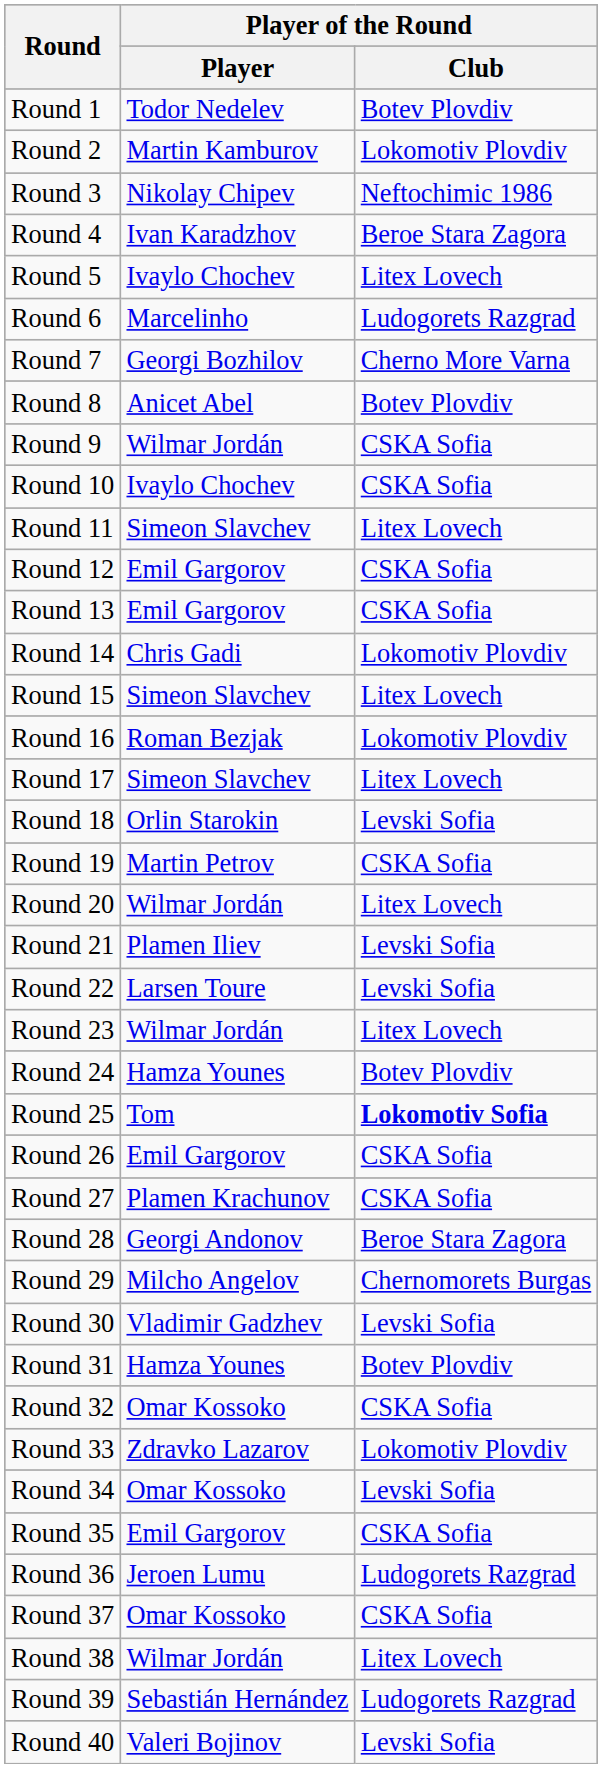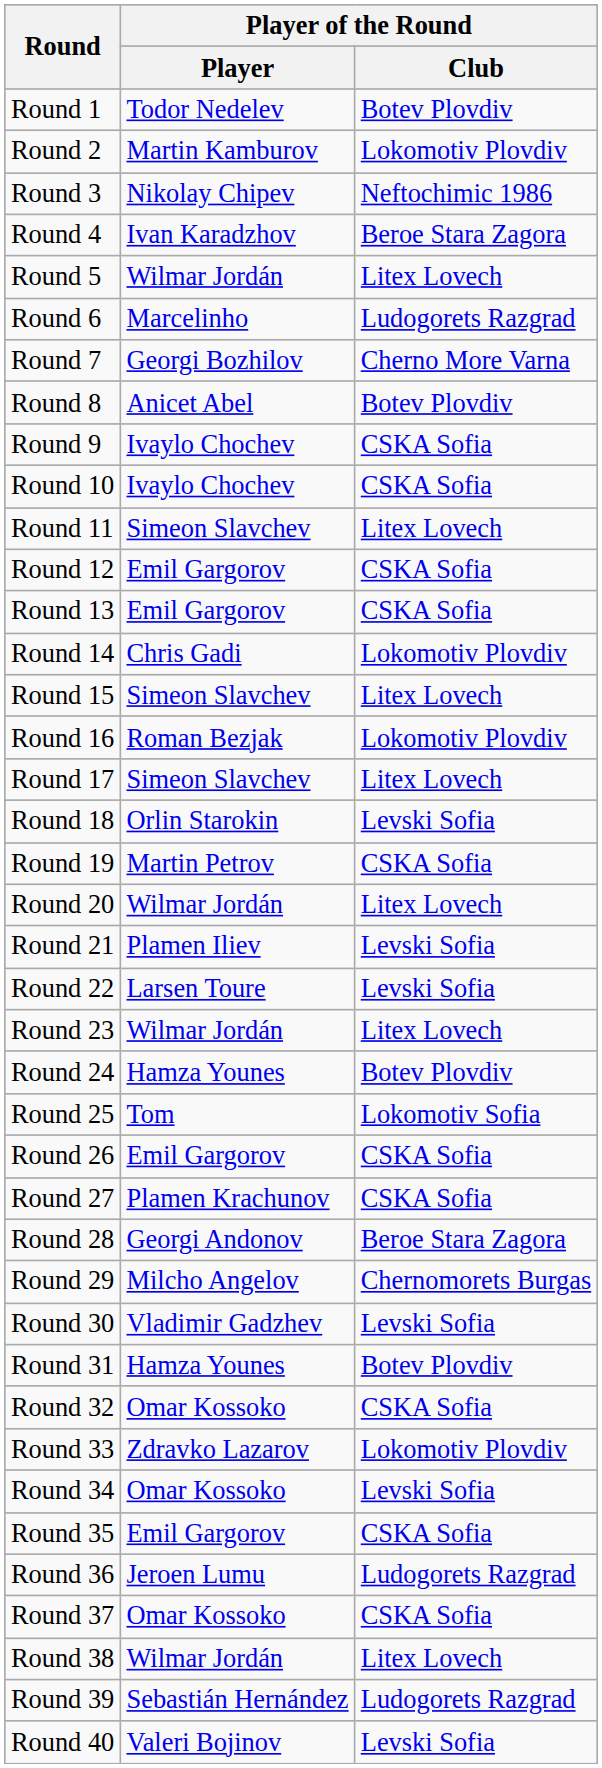(210, 276) Ivaylo Chochev -> (205, 276) Wilmar Jordán
(205, 444) Wilmar Jordán -> (210, 444) Ivaylo Chochev
(454, 1114) bold -> (451, 1114) normal
